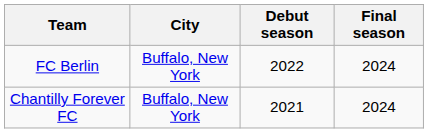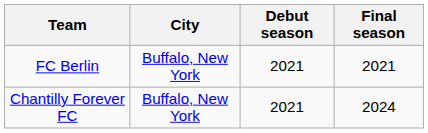(287, 66) 2022 -> (287, 66) 2021
(379, 66) 2024 -> (379, 66) 2021
